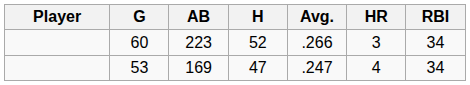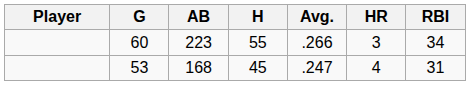(258, 42) 52 -> (258, 42) 55
(199, 67) 169 -> (199, 67) 168
(258, 67) 47 -> (258, 67) 45
(435, 67) 34 -> (435, 67) 31
